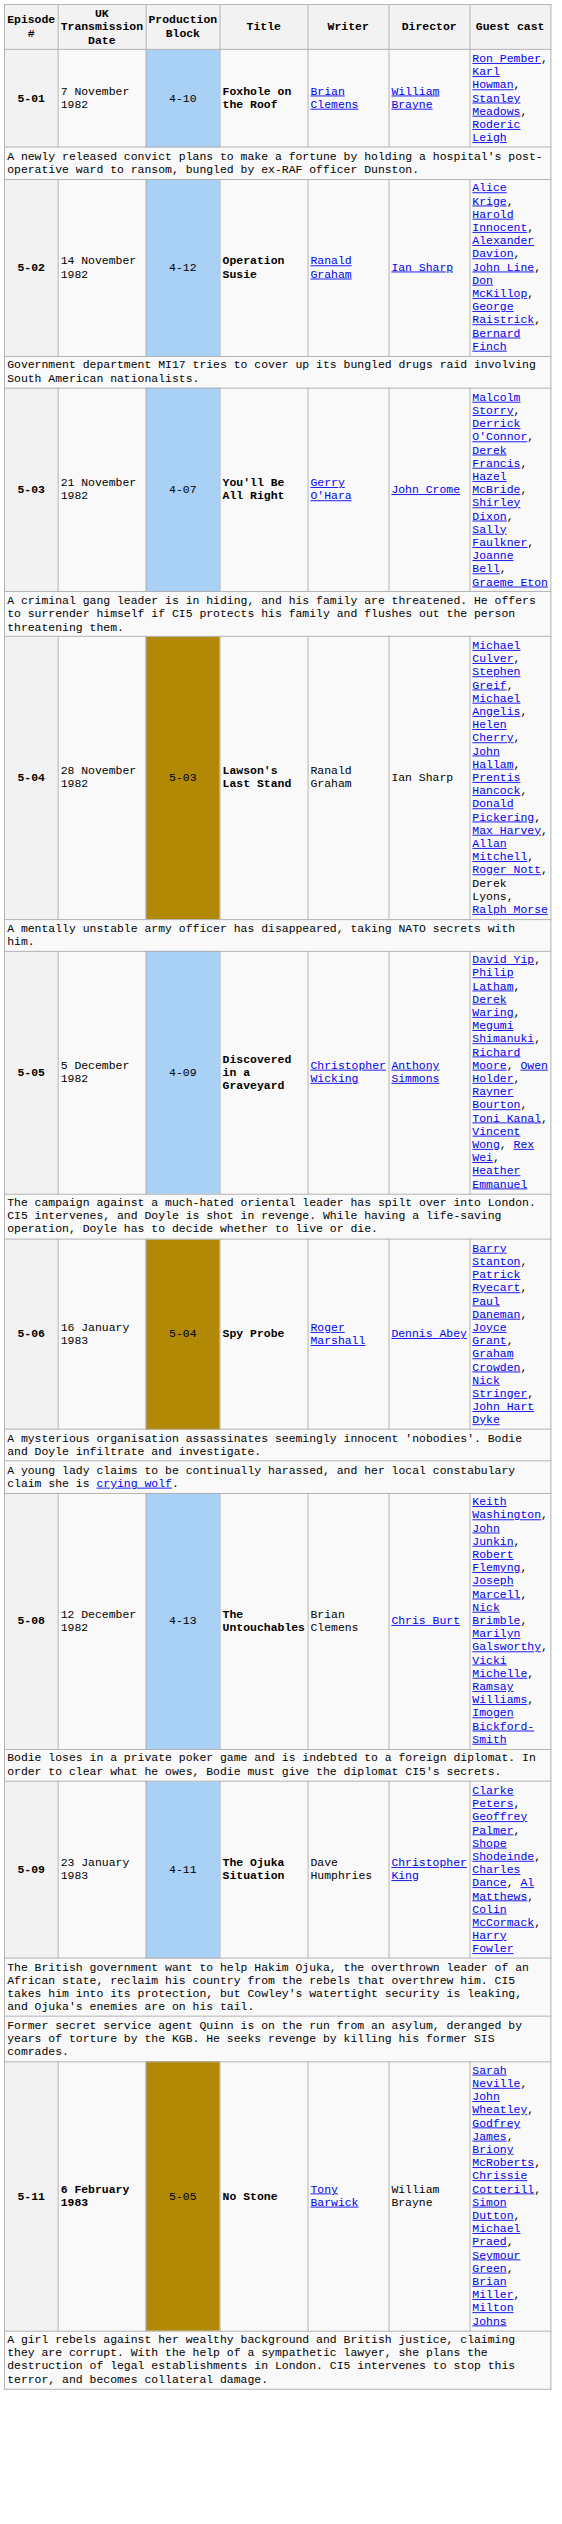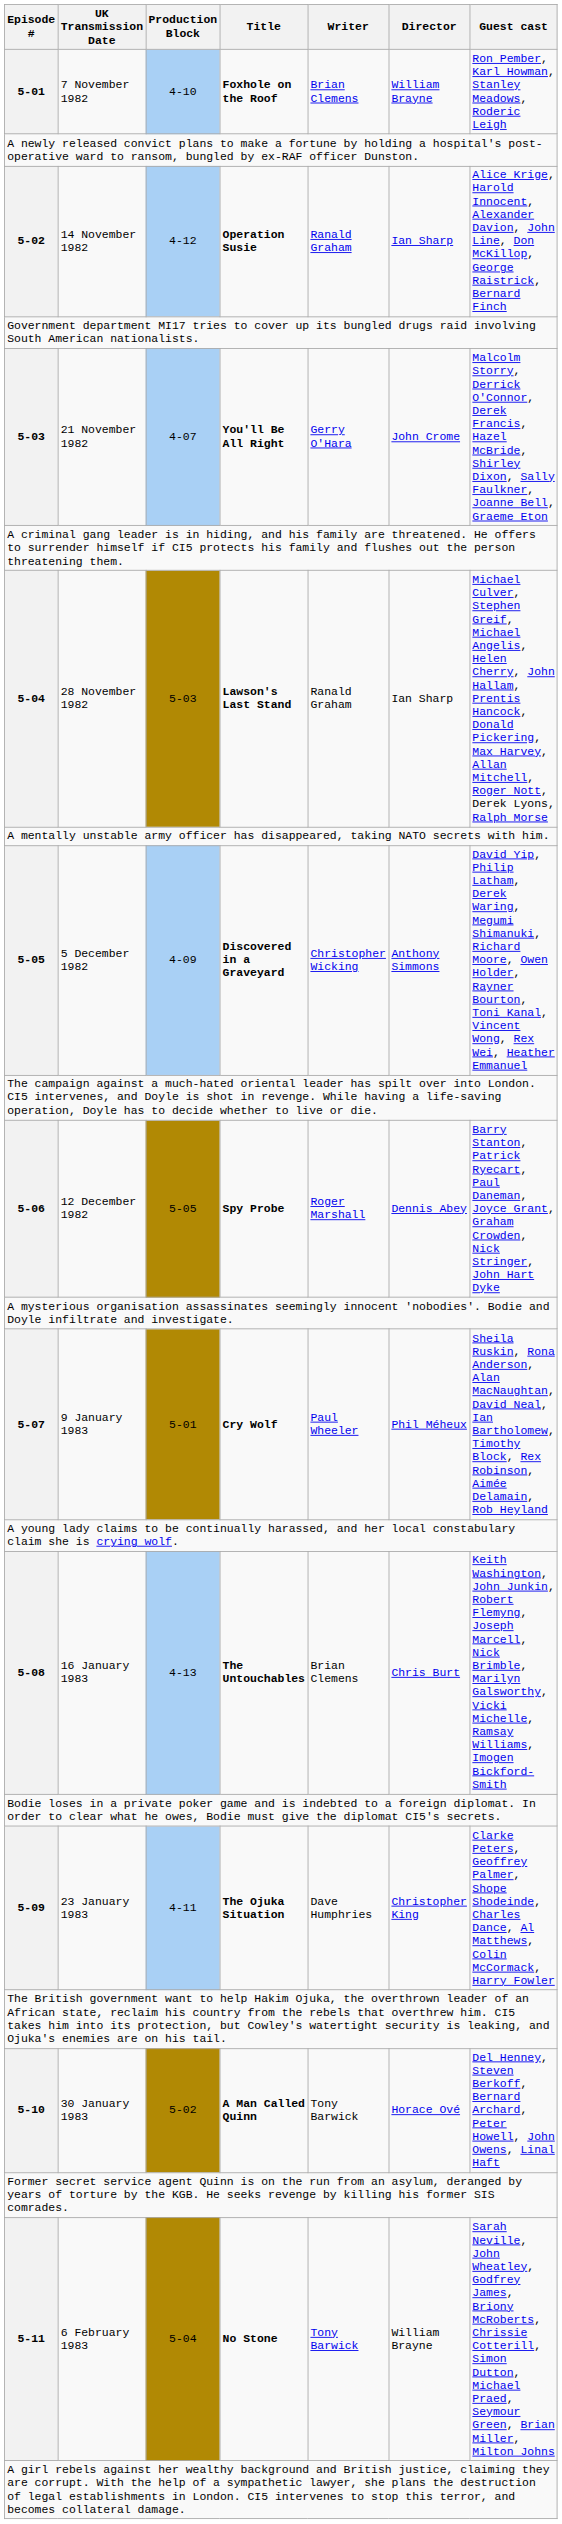(95, 1334) 16 January 1983 -> (98, 1209) 12 December 1982
(183, 1334) 5-04 -> (183, 1209) 5-05
+ row: (31, 1424)
(98, 1621) 12 December 1982 -> (95, 1673) 16 January 1983
+ row: (31, 2110)
(95, 2196) bold -> (95, 2339) normal
(183, 2196) 5-05 -> (183, 2339) 5-04
